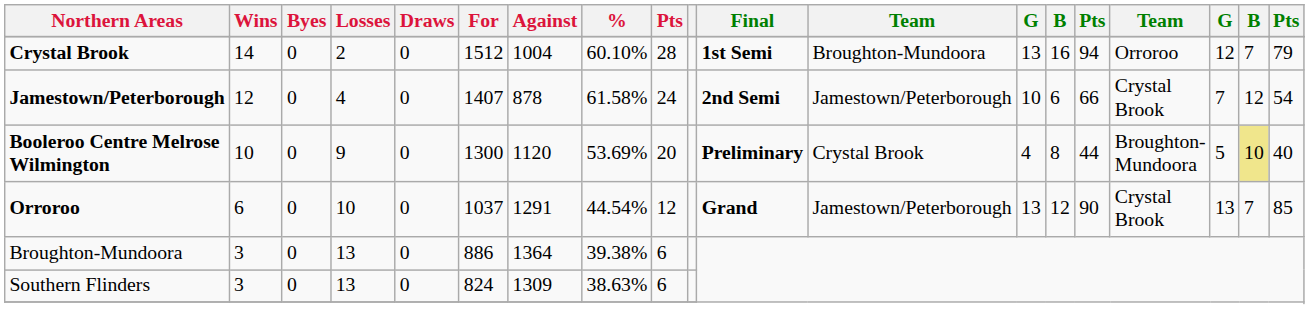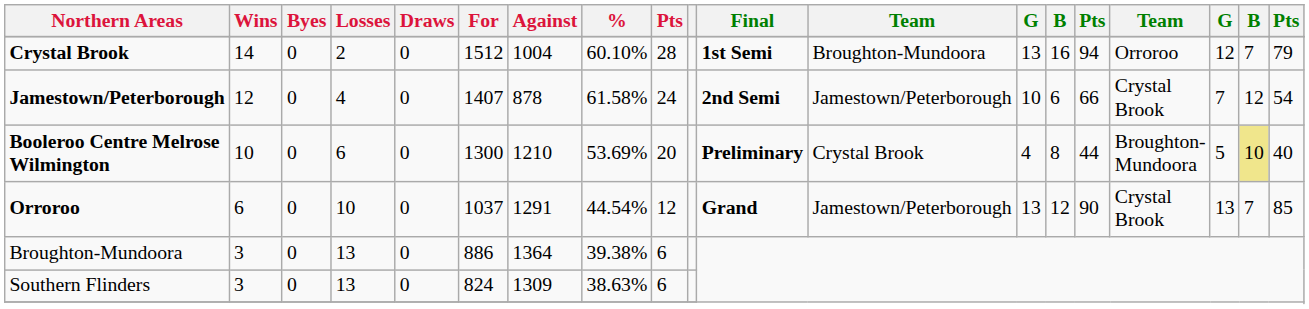(341, 152) 9 -> (341, 152) 6
(532, 152) 1120 -> (532, 152) 1210
